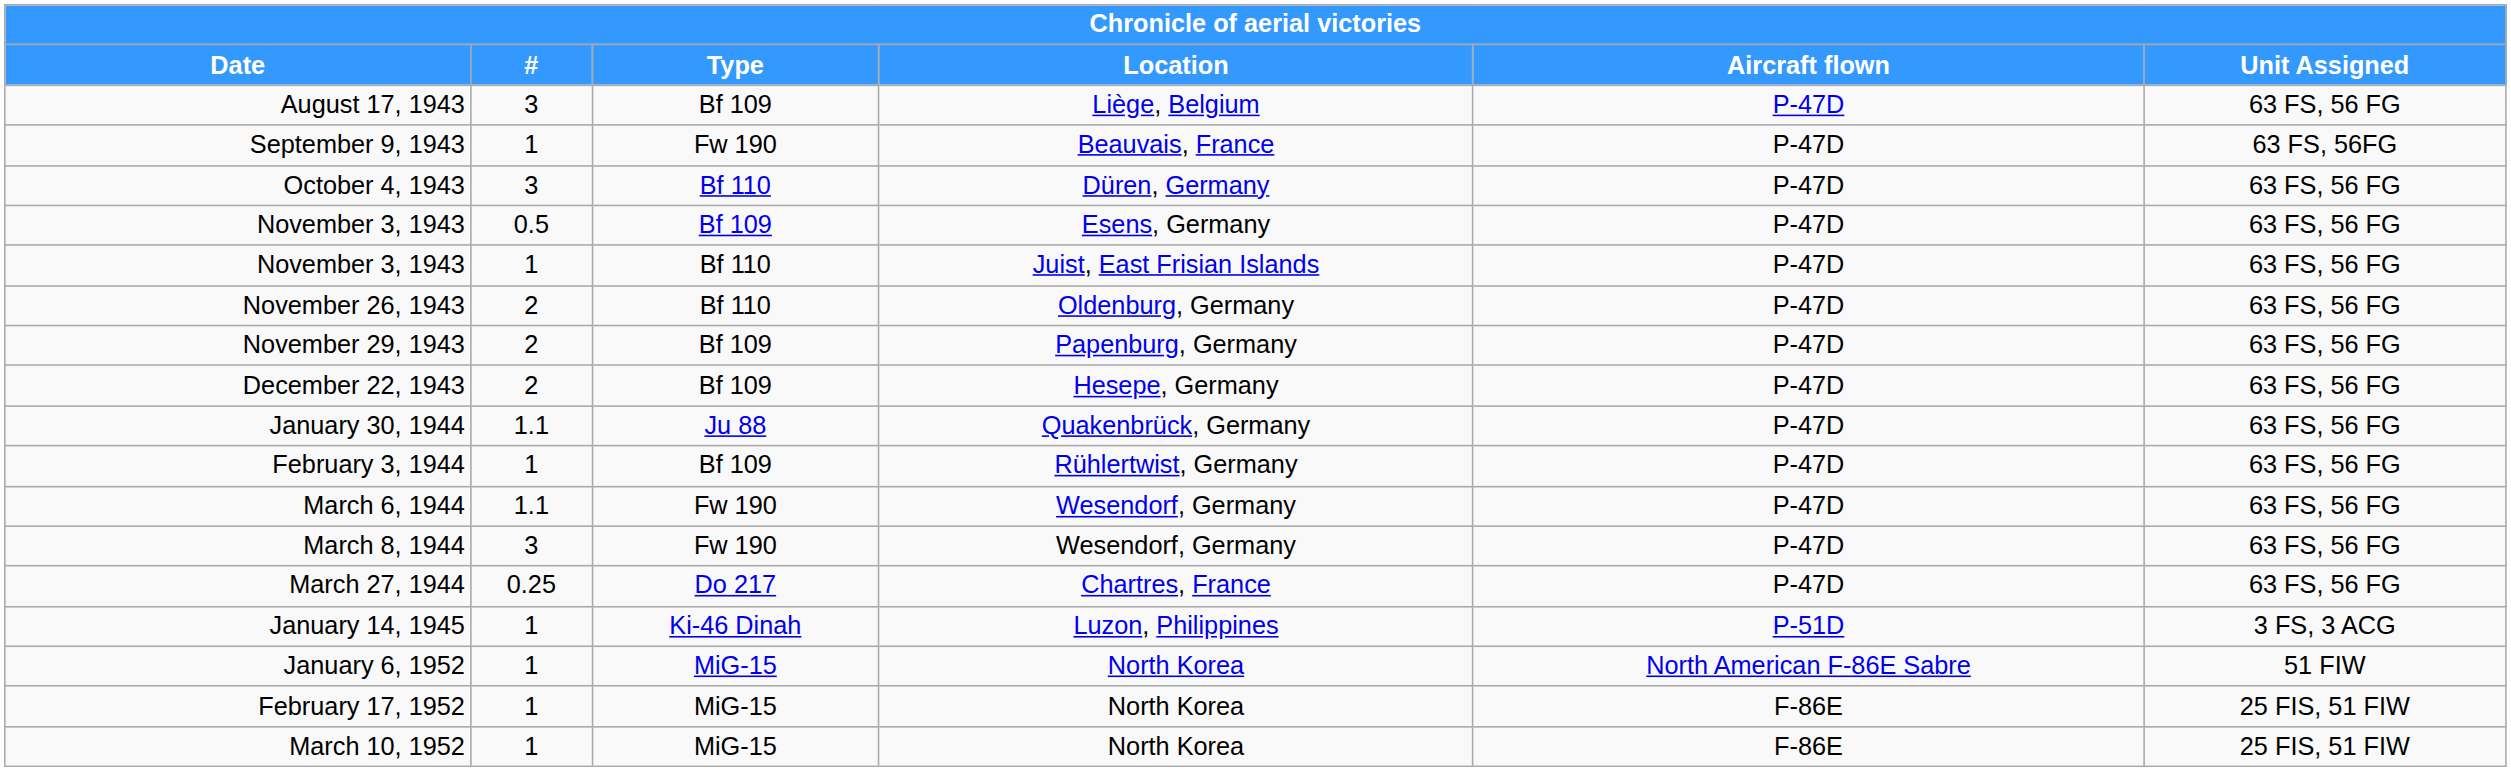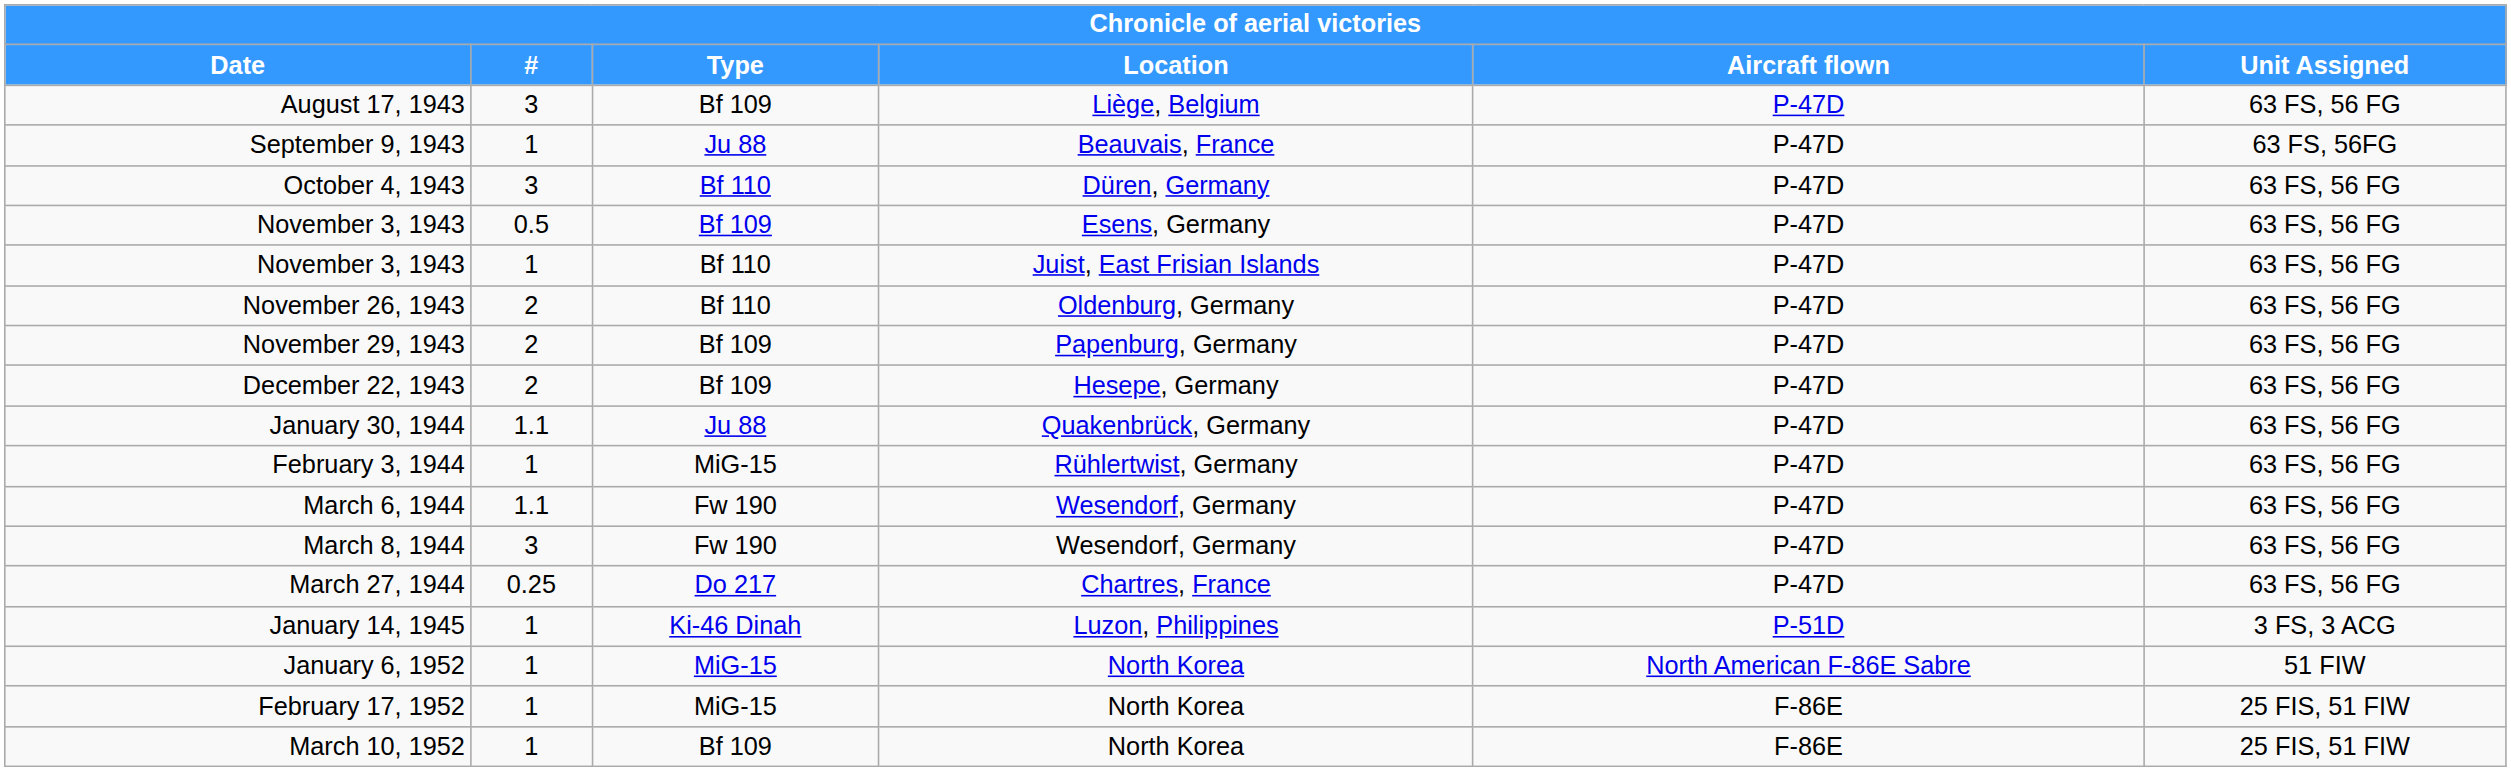(735, 144) Fw 190 -> (735, 144) Ju 88
(735, 465) Bf 109 -> (735, 465) MiG-15
(735, 746) MiG-15 -> (735, 746) Bf 109
